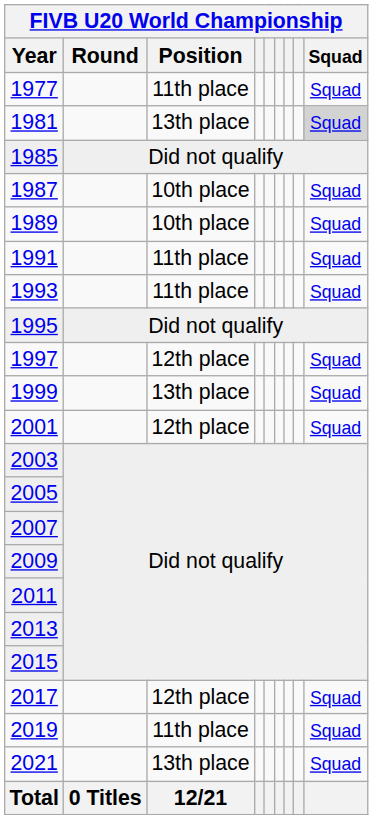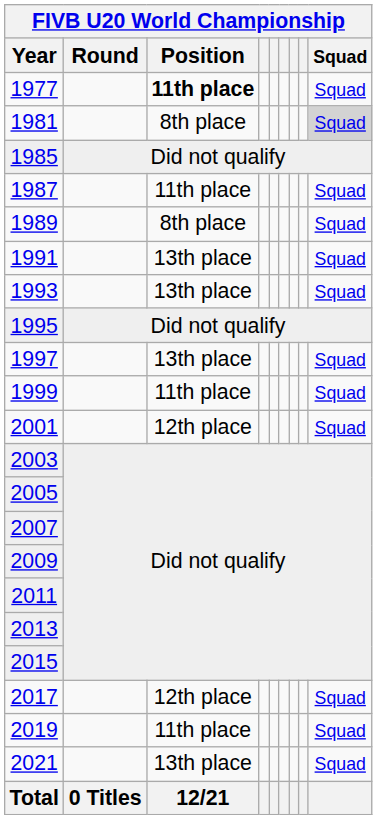(200, 88) normal -> (203, 88) bold
(200, 122) 13th place -> (203, 122) 8th place
(200, 190) 10th place -> (203, 190) 11th place
(200, 223) 10th place -> (203, 223) 8th place
(200, 257) 11th place -> (203, 257) 13th place
(200, 291) 11th place -> (203, 291) 13th place
(200, 358) 12th place -> (203, 358) 13th place
(200, 392) 13th place -> (203, 392) 11th place
